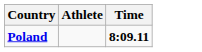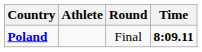+ column: (128, 15)
